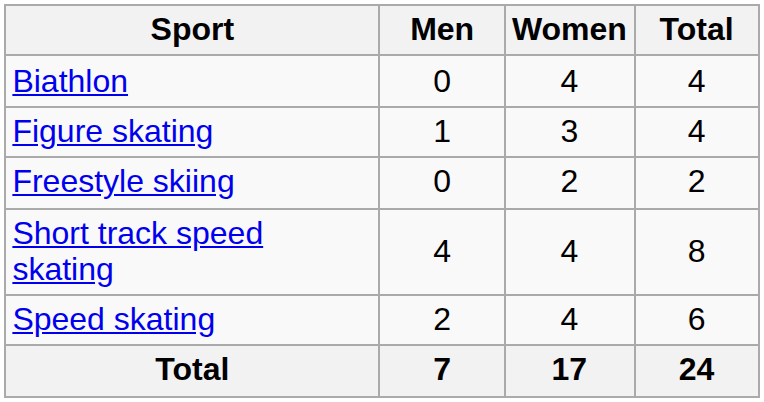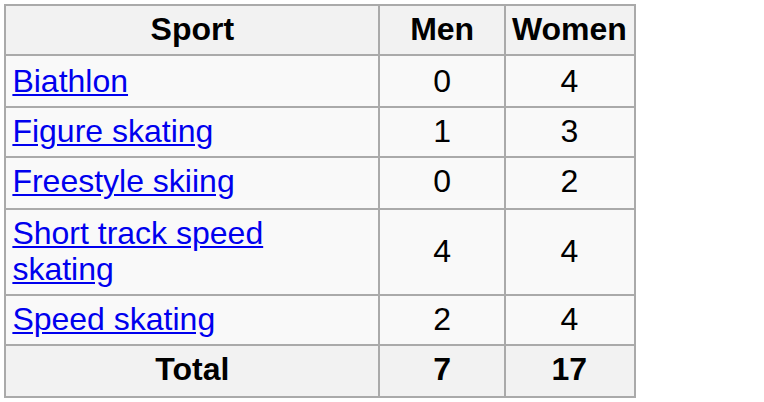- column: (697, 29)
